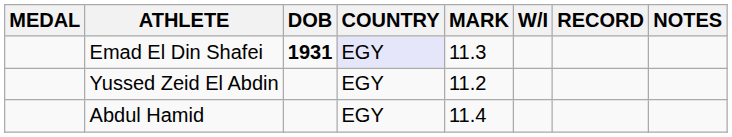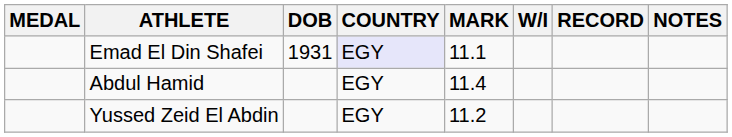(310, 52) bold -> (310, 52) normal
(468, 52) 11.3 -> (468, 52) 11.1
rows swapped: (184, 83) <-> (147, 115)
